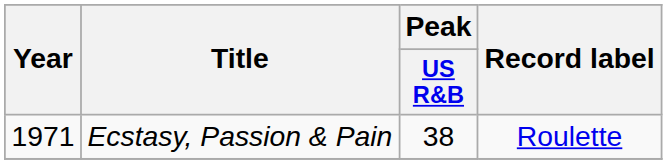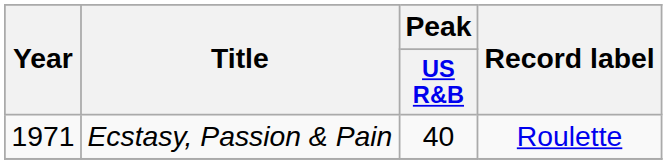(438, 136) 38 -> (438, 136) 40
